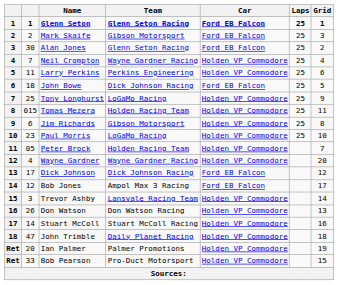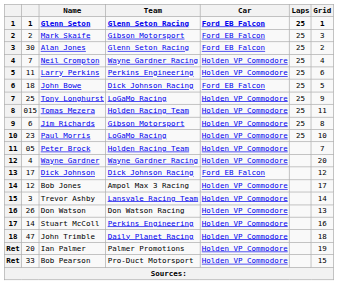(233, 186) Ford EB Falcon -> (245, 186) Holden VP Commodore
(153, 223) Stuart McColl Racing -> (151, 223) Perkins Engineering
